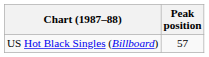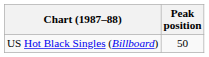(182, 43) 57 -> (182, 43) 50
